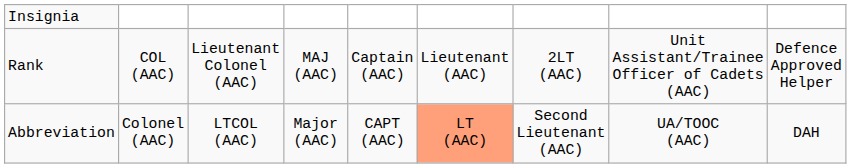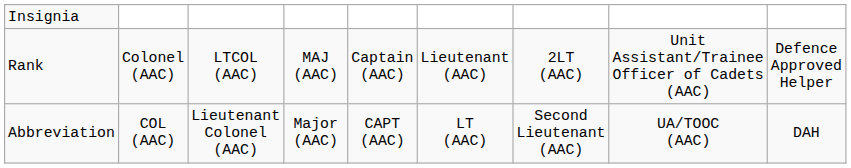(153, 66) COL (AAC) -> (153, 66) Colonel (AAC)
(236, 66) Lieutenant Colonel (AAC) -> (236, 66) LTCOL (AAC)
(153, 133) Colonel (AAC) -> (153, 133) COL (AAC)
(236, 133) LTCOL (AAC) -> (236, 133) Lieutenant Colonel (AAC)
(465, 133) lightsalmon background -> (465, 133) no background
